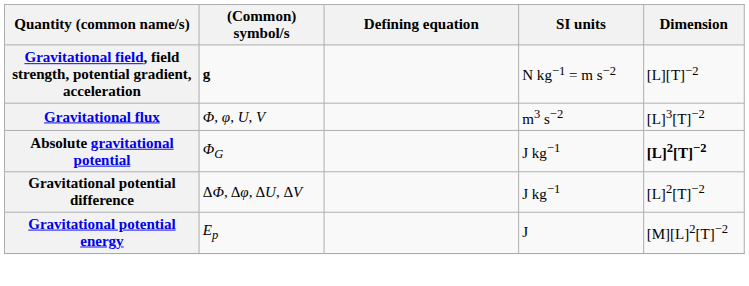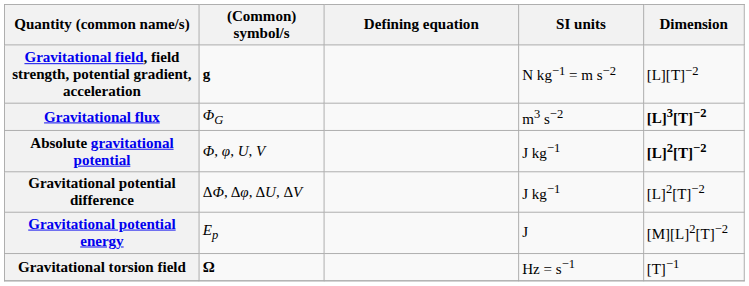(234, 116) Φ, φ, U, V -> (213, 116) ΦG
(676, 116) normal -> (677, 116) bold
(213, 151) ΦG -> (234, 151) Φ, φ, U, V
+ row: (102, 267)
